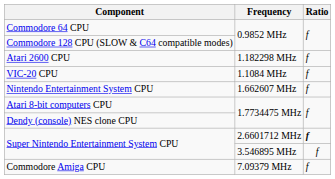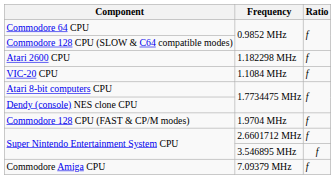- row: (80, 89)
+ row: (98, 120)
(307, 136) bold -> (307, 136) normal
